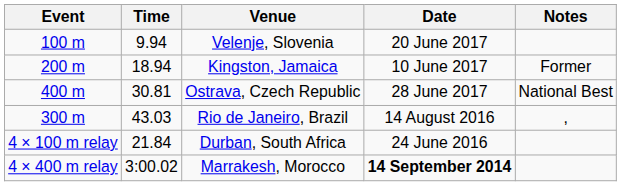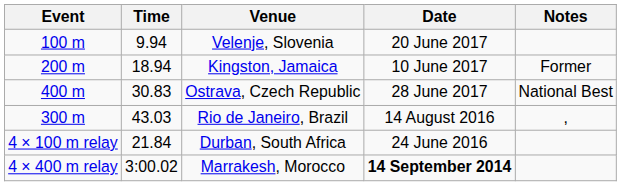(152, 92) 30.81 -> (152, 92) 30.83
